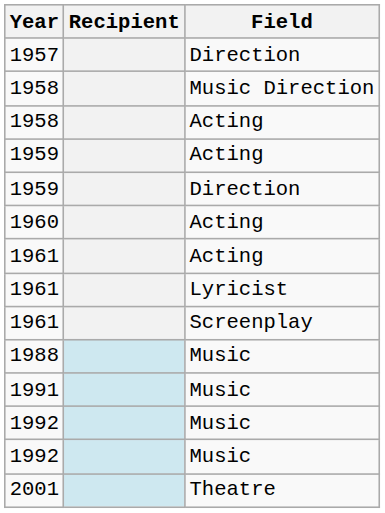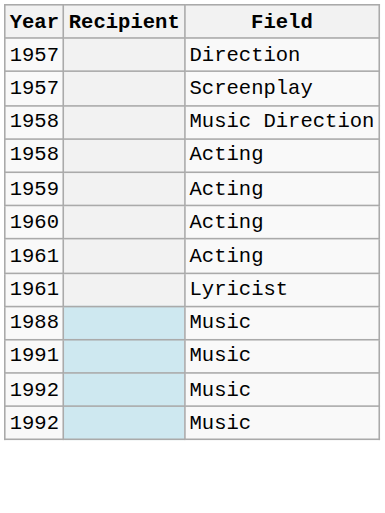+ row: (34, 88)
- row: (34, 189)
- row: (34, 323)
- row: (34, 490)
